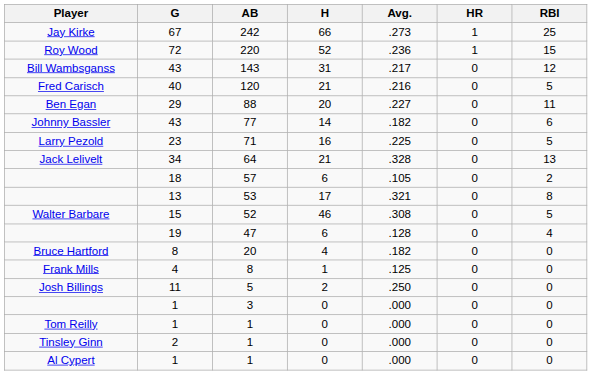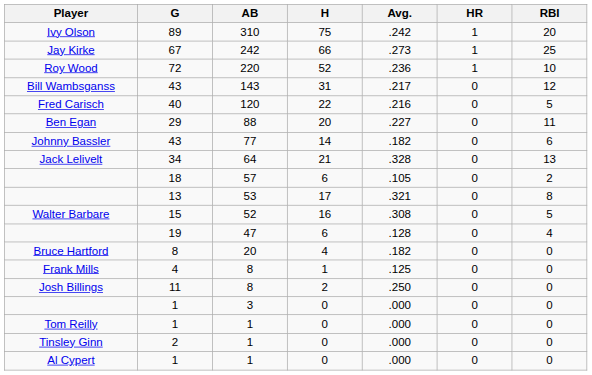+ row: (71, 31)
(550, 50) 15 -> (550, 68) 10
(325, 86) 21 -> (325, 104) 22
- row: (71, 141)
(325, 214) 46 -> (325, 214) 16
(250, 287) 5 -> (250, 287) 8
